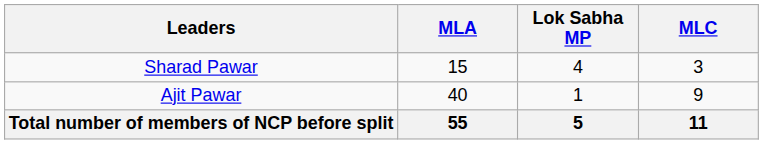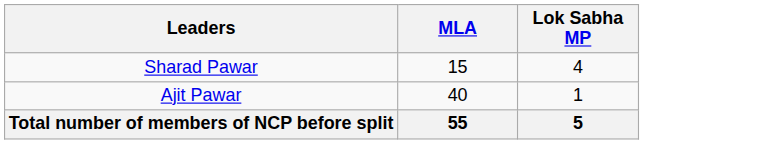- column: (698, 28)
